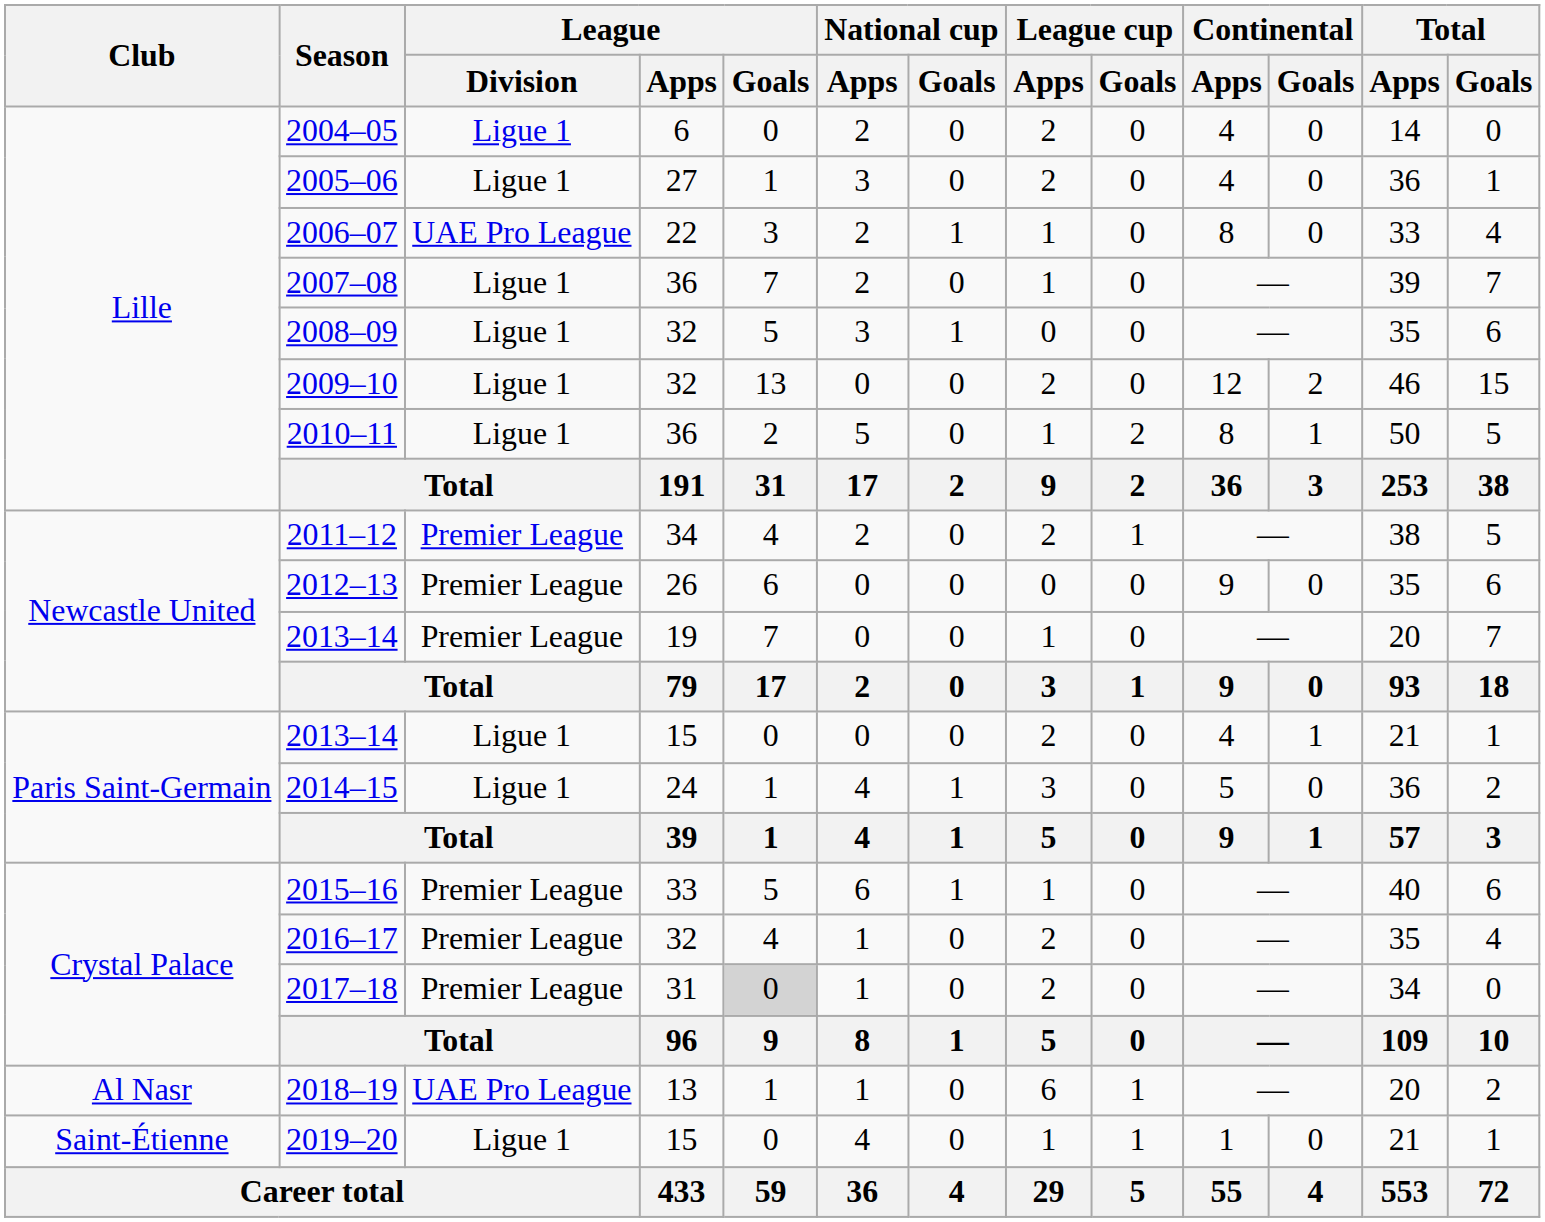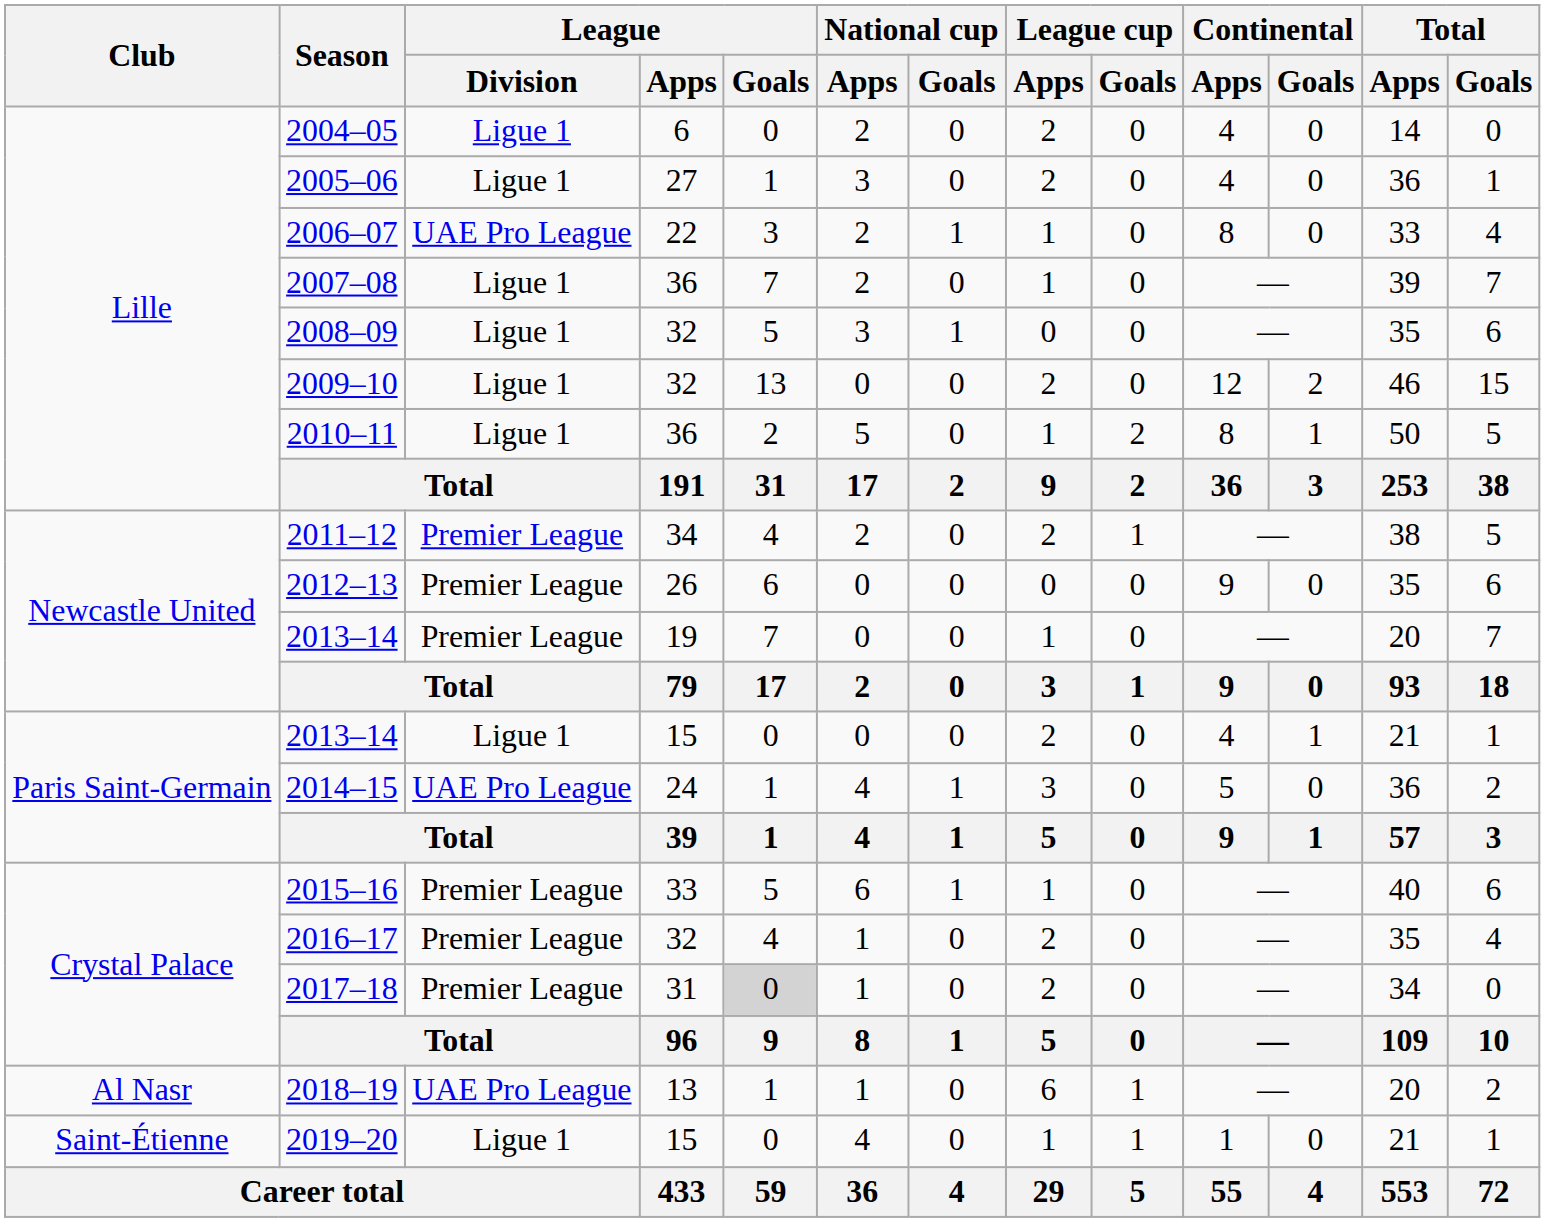(522, 787) Ligue 1 -> (522, 787) UAE Pro League
